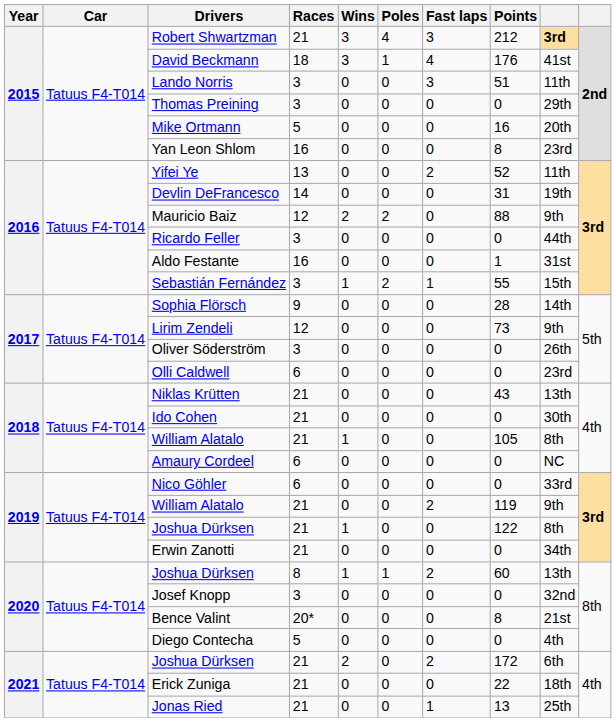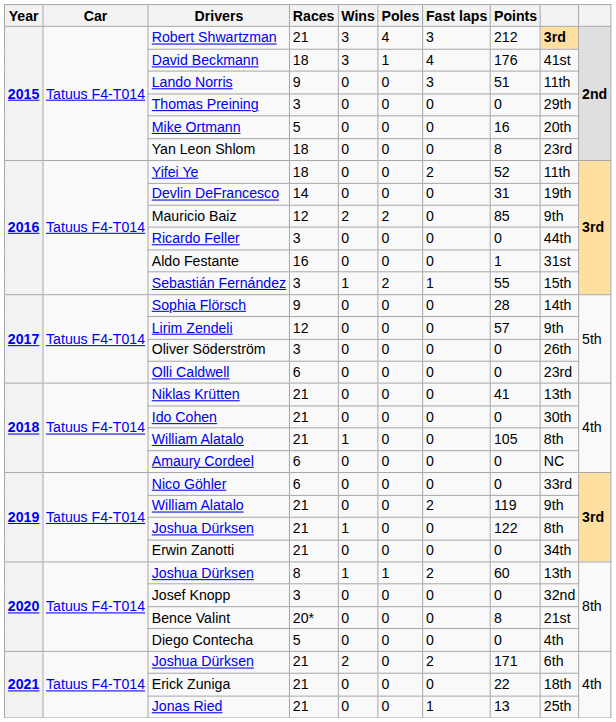(297, 82) 3 -> (297, 82) 9
(301, 149) 16 -> (301, 149) 18
(301, 171) 13 -> (301, 171) 18
(502, 216) 88 -> (502, 216) 85
(502, 327) 73 -> (502, 327) 57
(502, 394) 43 -> (502, 394) 41
(506, 662) 172 -> (506, 662) 171
